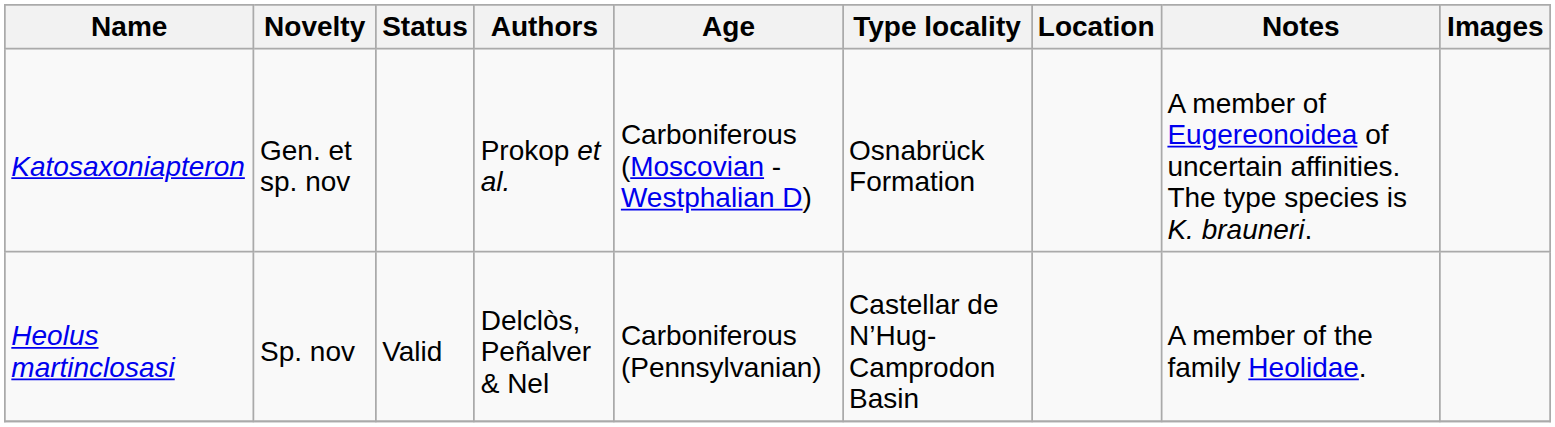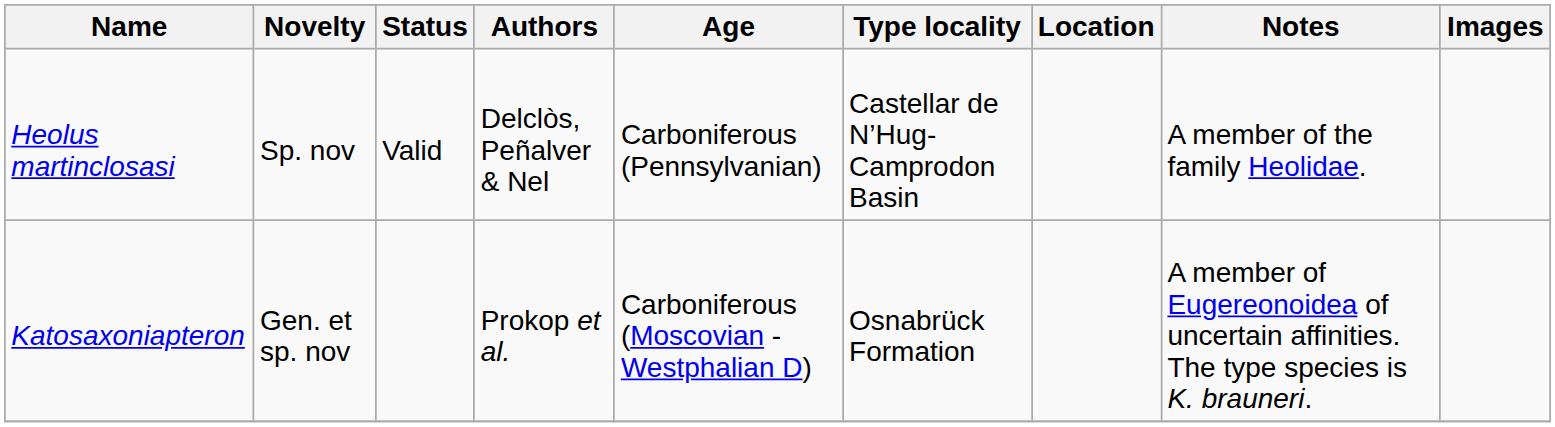rows swapped: (93, 351) <-> (128, 165)
